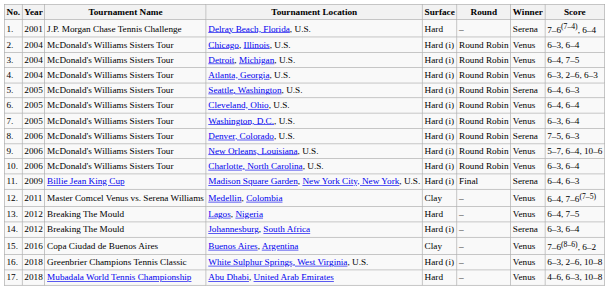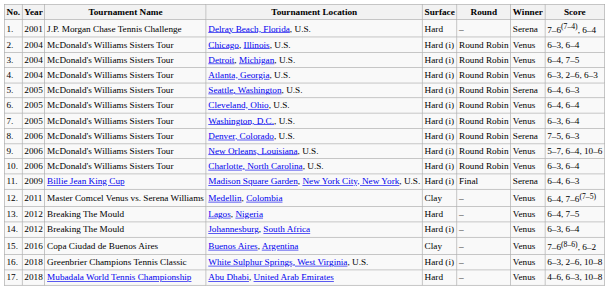(525, 230) Serena -> (524, 230) Venus
